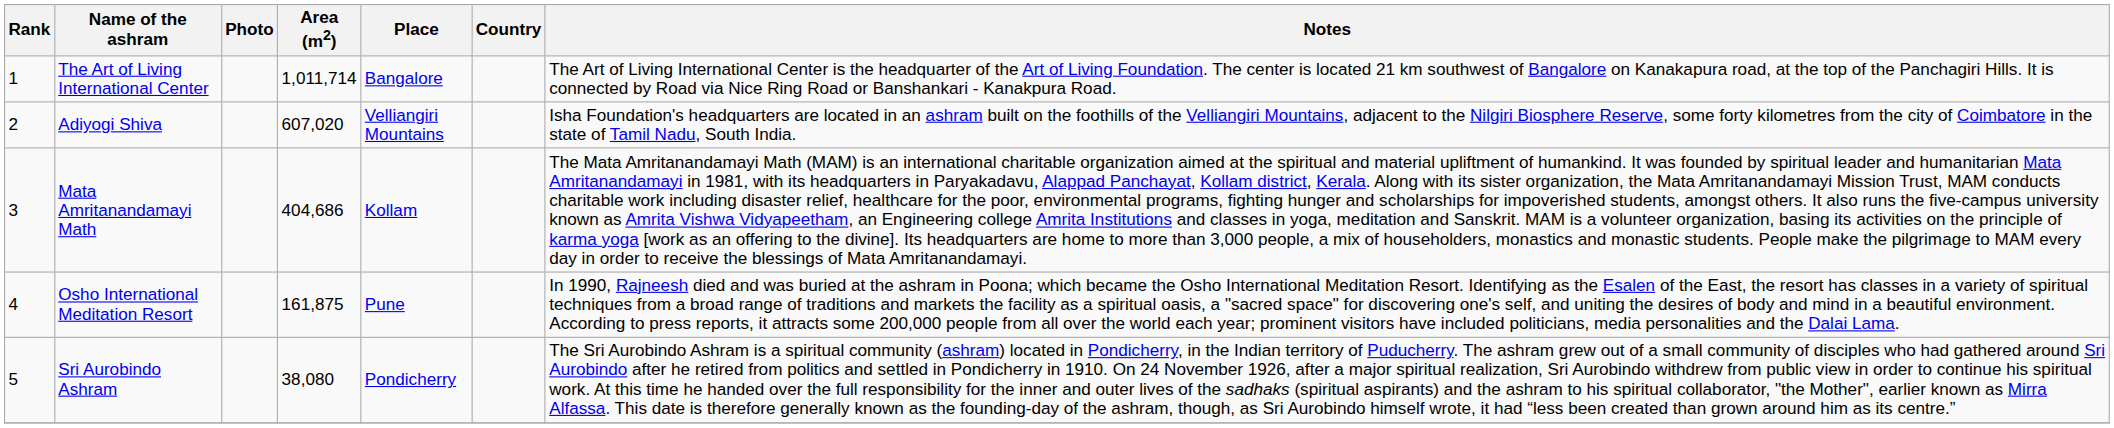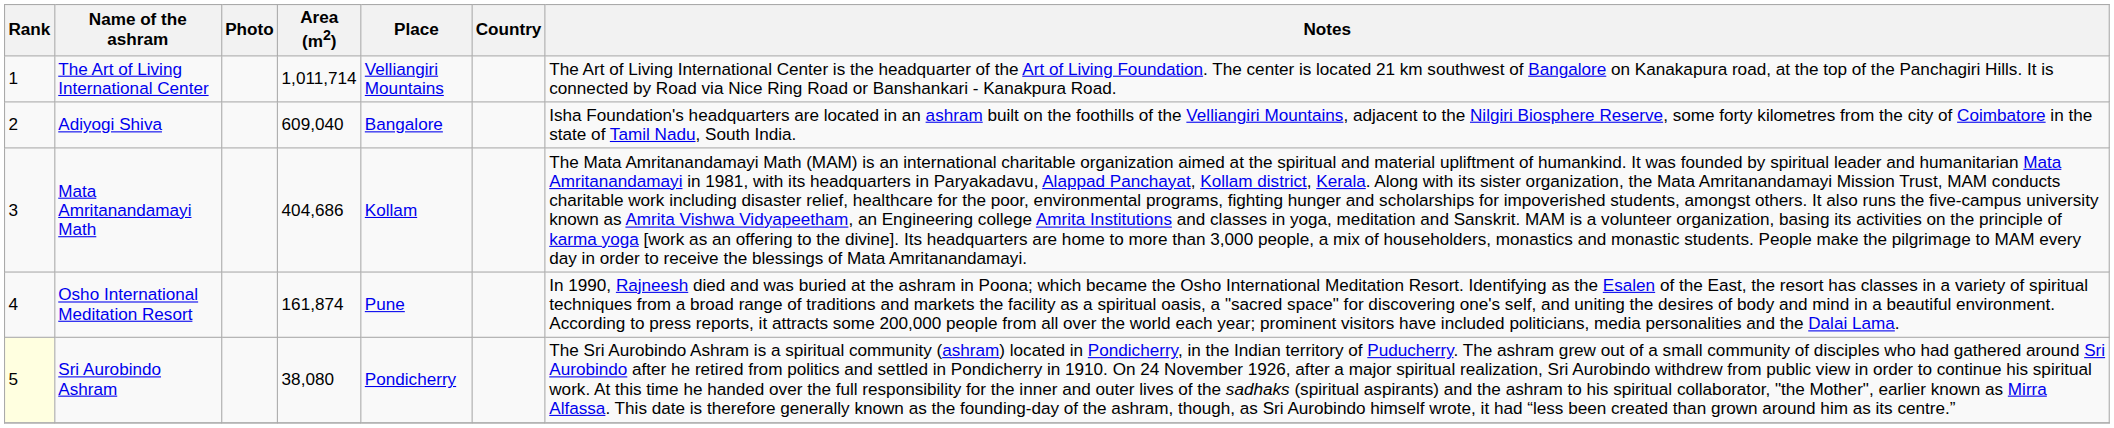(404, 78) Bangalore -> (404, 78) Velliangiri Mountains
(313, 125) 607,020 -> (313, 125) 609,040
(404, 125) Velliangiri Mountains -> (404, 125) Bangalore
(313, 304) 161,875 -> (313, 304) 161,874
(13, 379) no background -> (13, 379) lightyellow background
